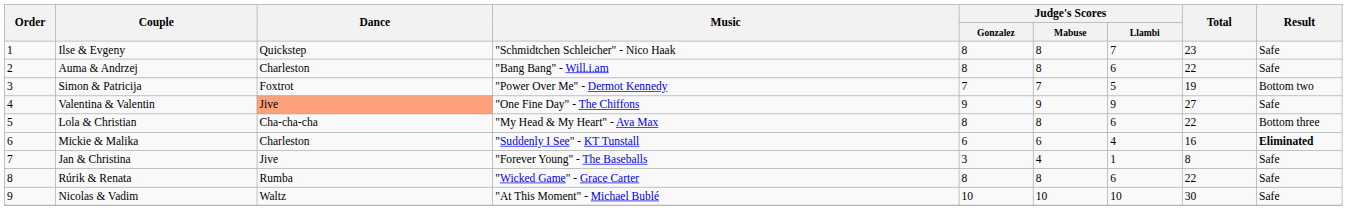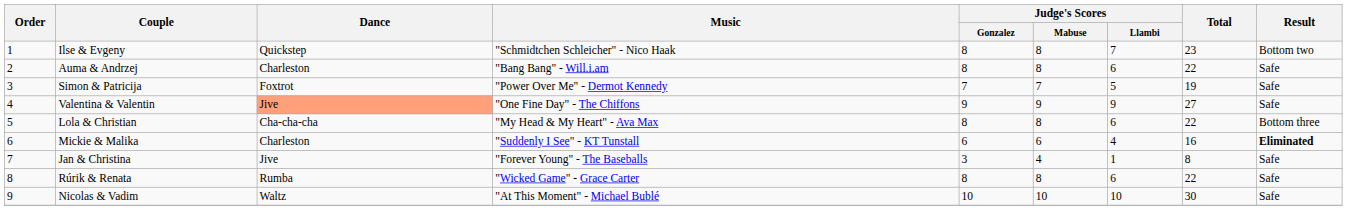(1269, 50) Safe -> (1286, 50) Bottom two
(1286, 86) Bottom two -> (1269, 86) Safe
